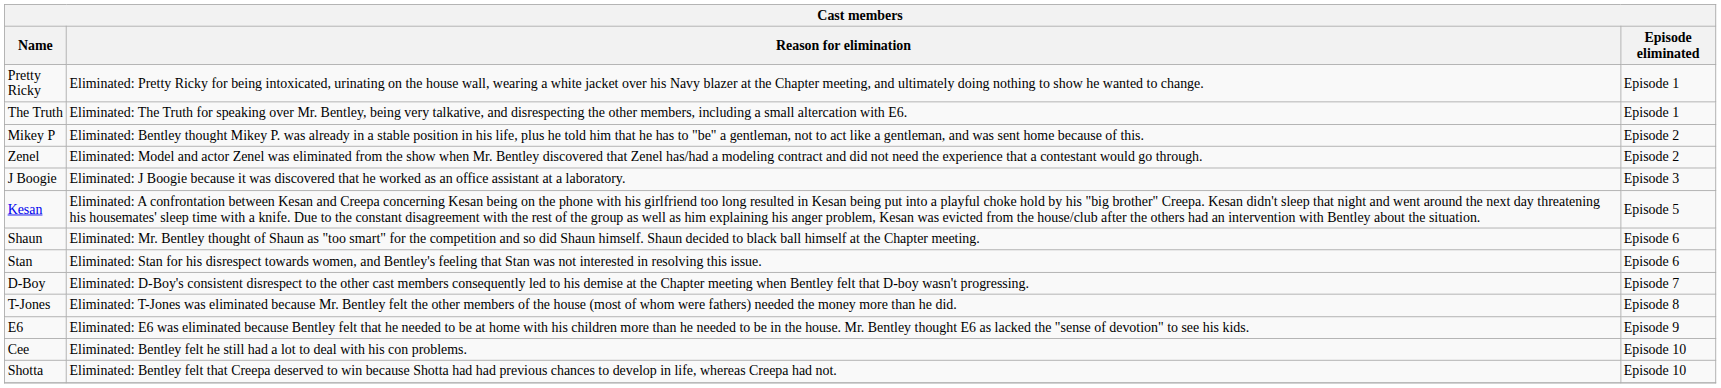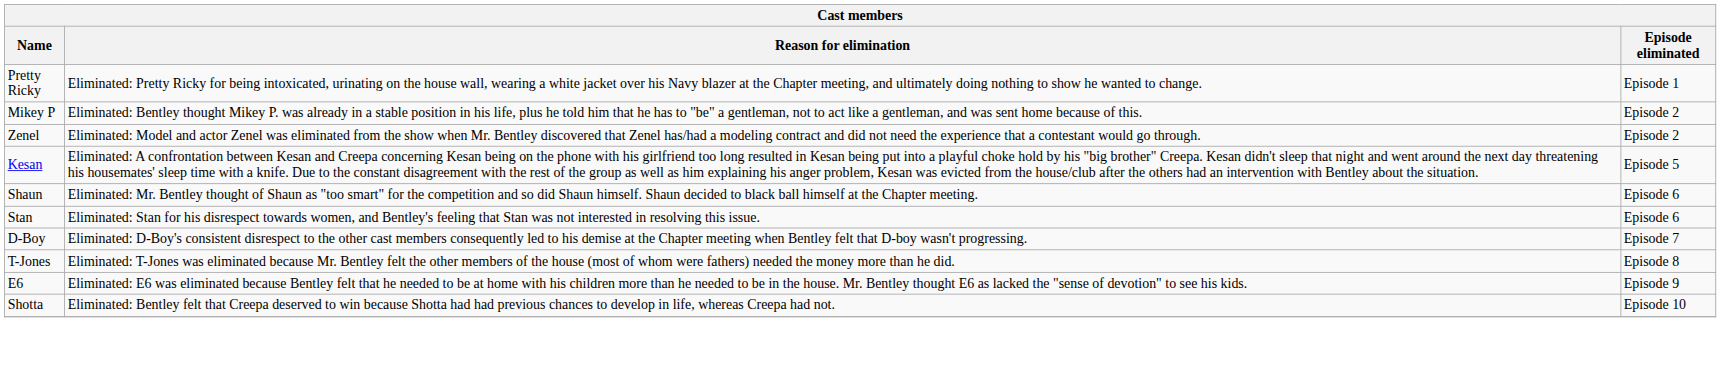- row: (35, 113)
- row: (32, 179)
- row: (18, 349)
